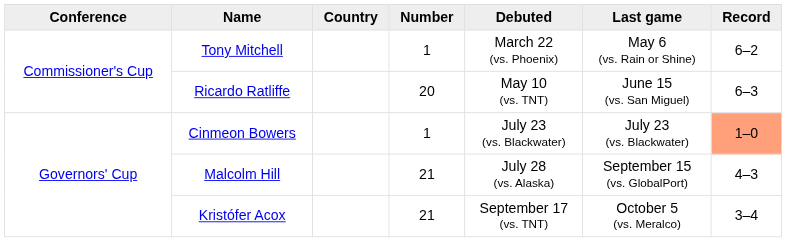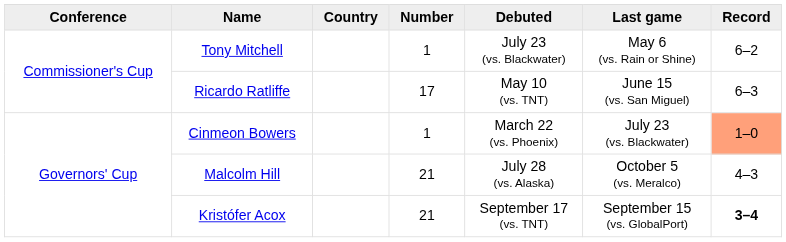(524, 50) March 22 (vs. Phoenix) -> (524, 50) July 23 (vs. Blackwater)
(427, 92) 20 -> (427, 92) 17
(524, 133) July 23 (vs. Blackwater) -> (524, 133) March 22 (vs. Phoenix)
(647, 174) September 15 (vs. GlobalPort) -> (647, 174) October 5 (vs. Meralco)
(647, 216) October 5 (vs. Meralco) -> (647, 216) September 15 (vs. GlobalPort)
(746, 216) normal -> (746, 216) bold
